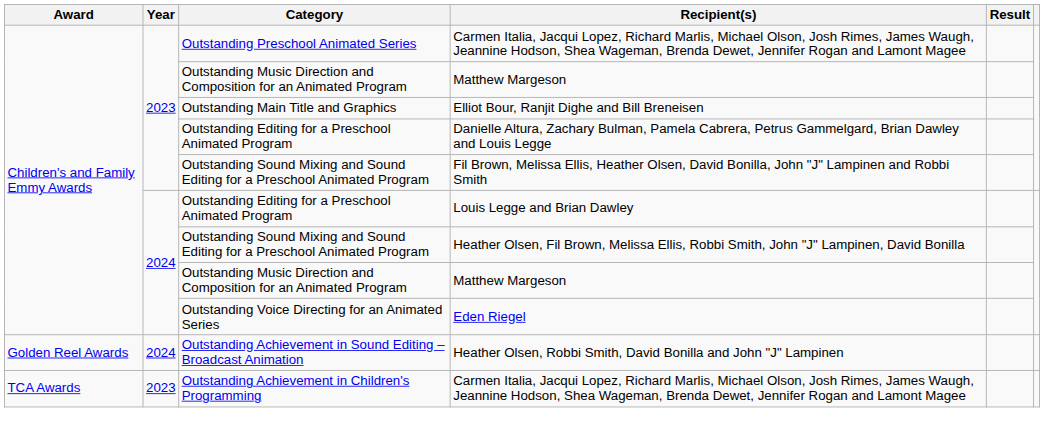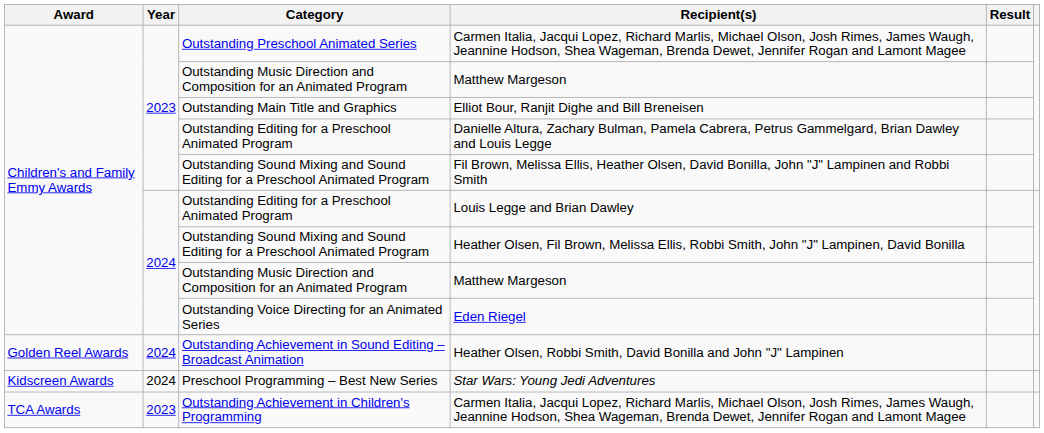+ row: (310, 381)
